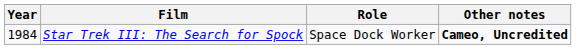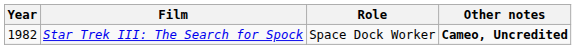(22, 35) 1984 -> (22, 35) 1982
